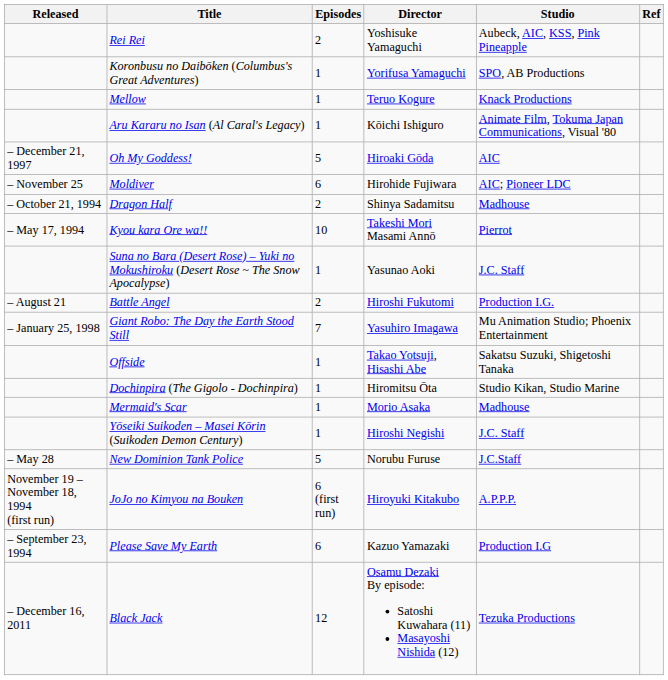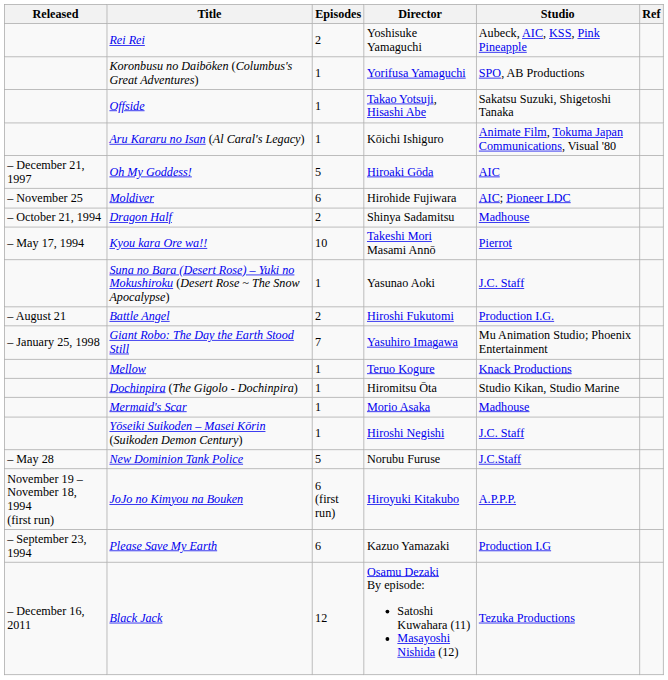rows swapped: (127, 361) <-> (128, 99)
